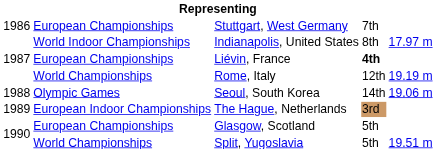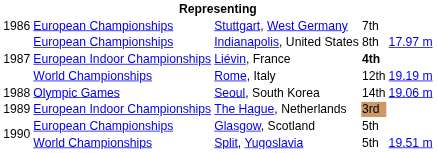(112, 42) World Indoor Championships -> (103, 42) European Championships
(103, 59) European Championships -> (122, 59) European Indoor Championships
